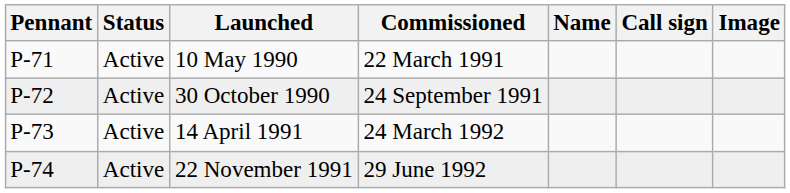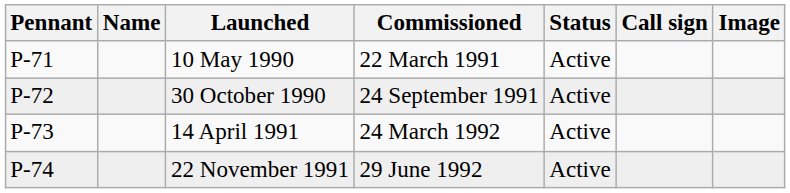columns swapped: (582, 22) <-> (134, 22)
